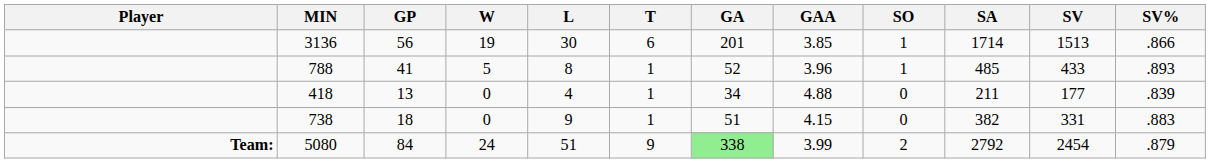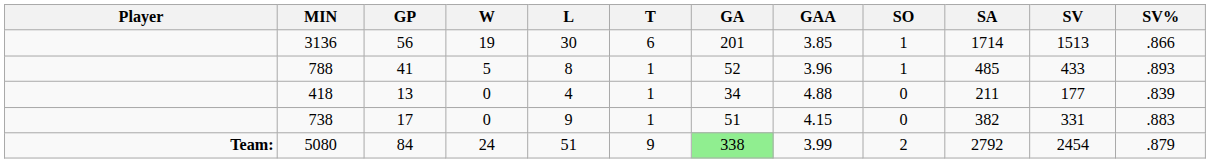(405, 119) 18 -> (405, 119) 17
